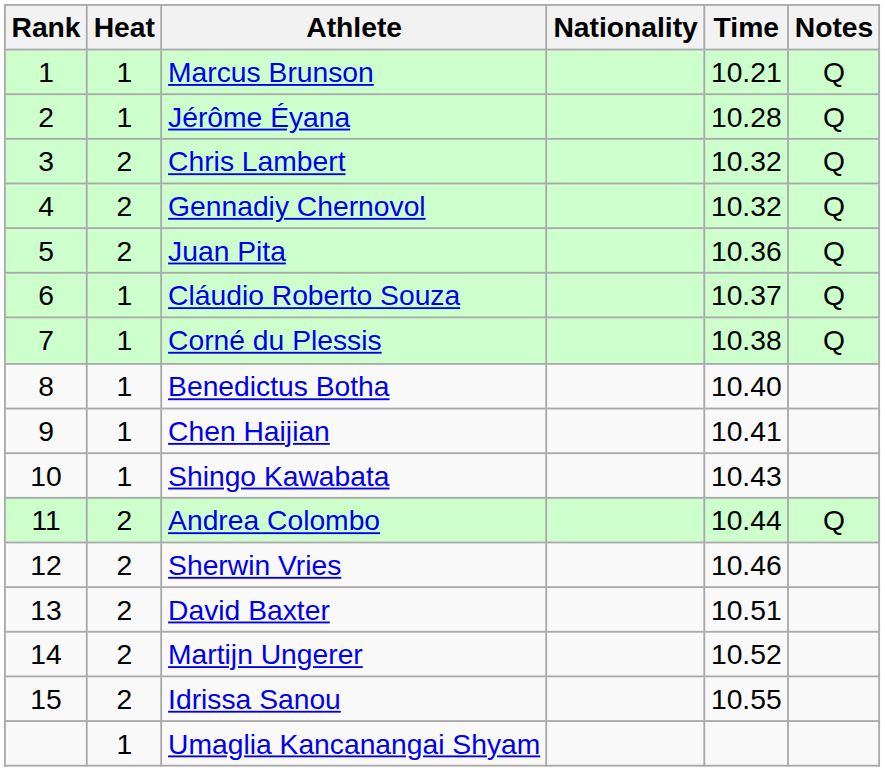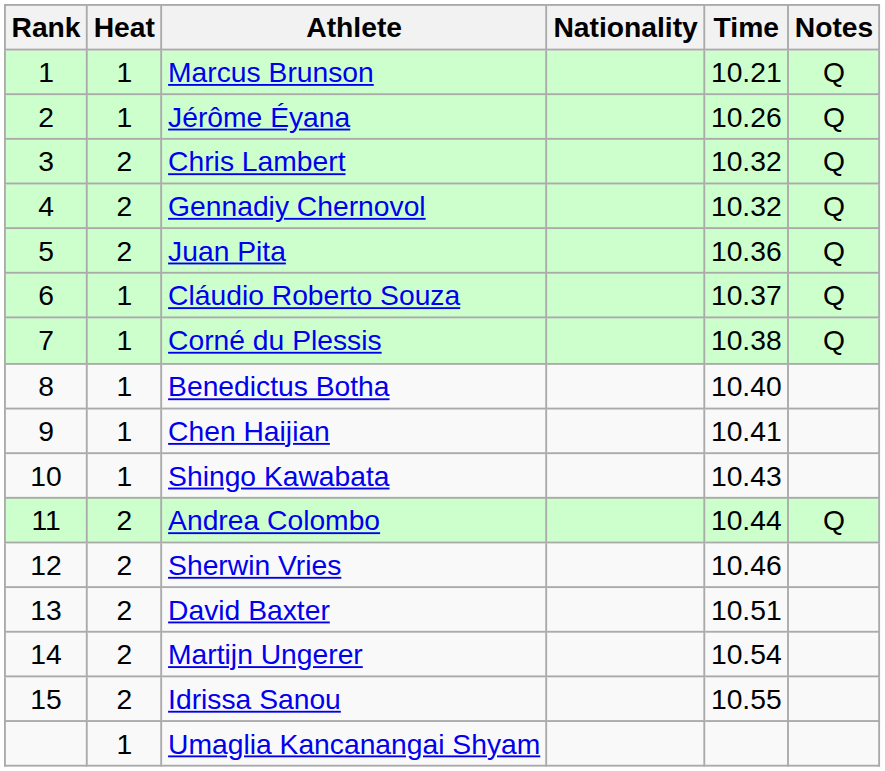(746, 117) 10.28 -> (746, 117) 10.26
(746, 654) 10.52 -> (746, 654) 10.54
